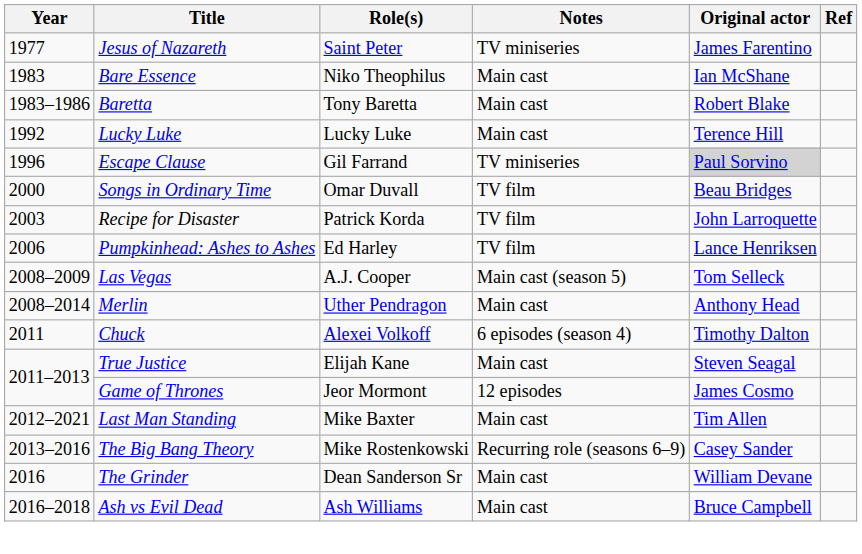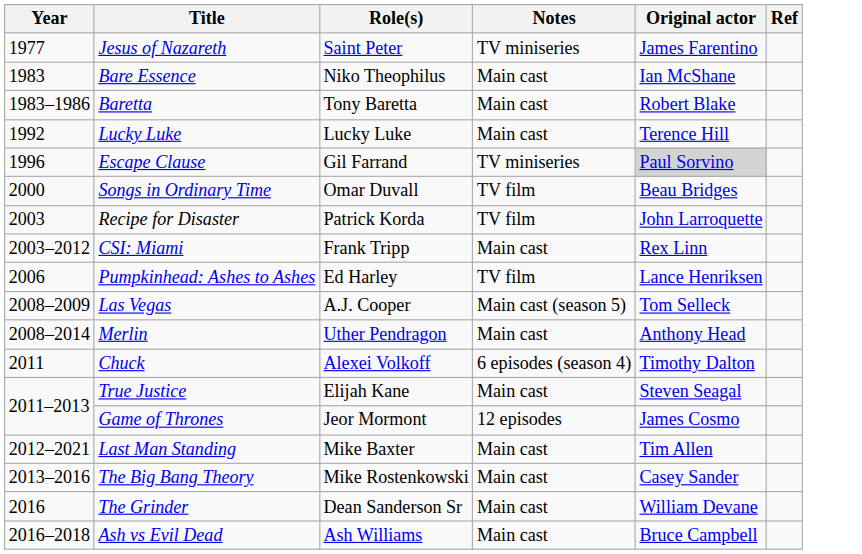+ row: (141, 248)
(581, 448) Recurring role (seasons 6–9) -> (512, 477) Main cast
